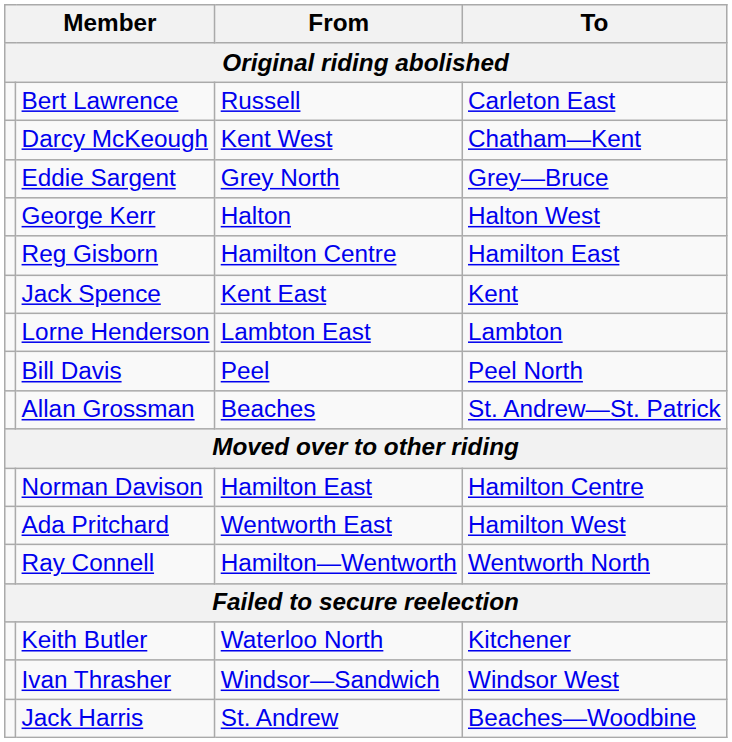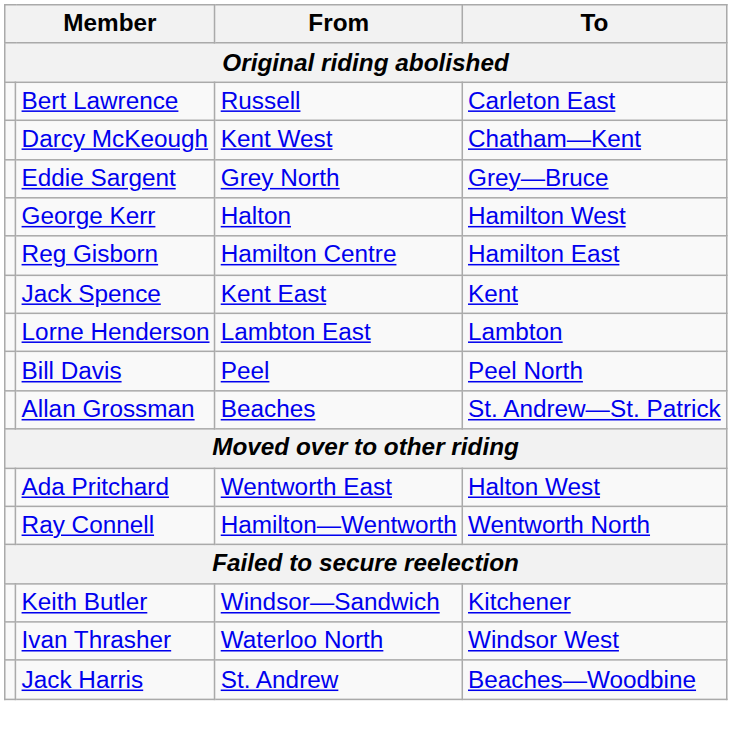(534, 216) Halton West -> (547, 216) Hamilton West
- row: (112, 486)
(547, 525) Hamilton West -> (534, 486) Halton West
(302, 640) Waterloo North -> (330, 602) Windsor—Sandwich
(330, 679) Windsor—Sandwich -> (302, 640) Waterloo North
